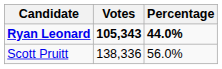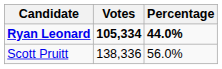(119, 34) 105,343 -> (119, 34) 105,334
